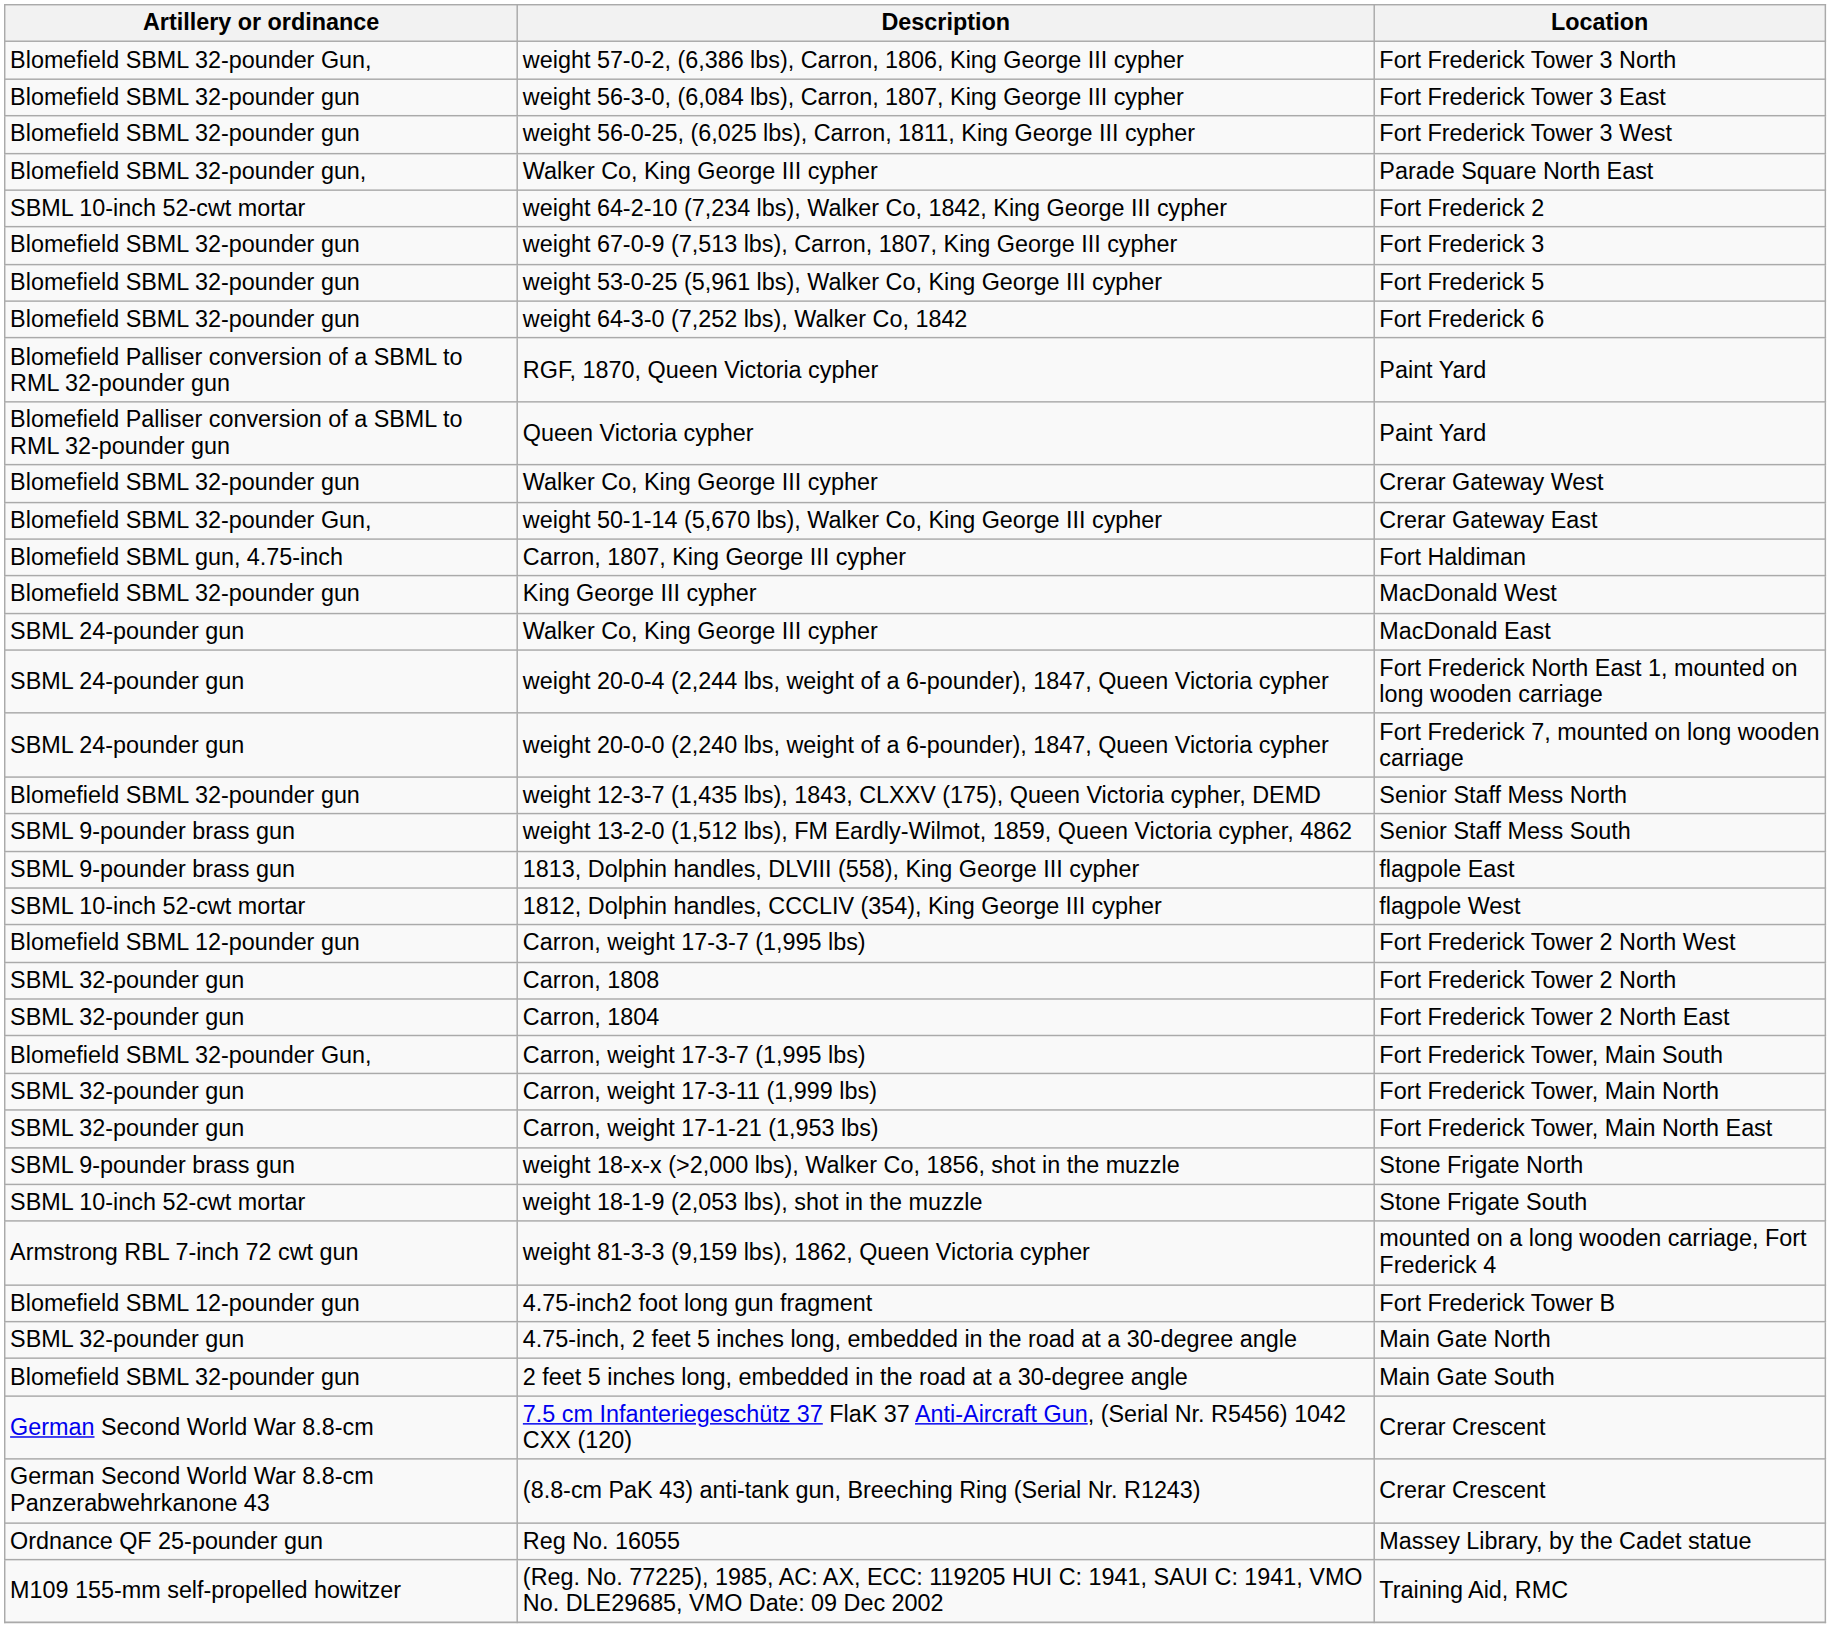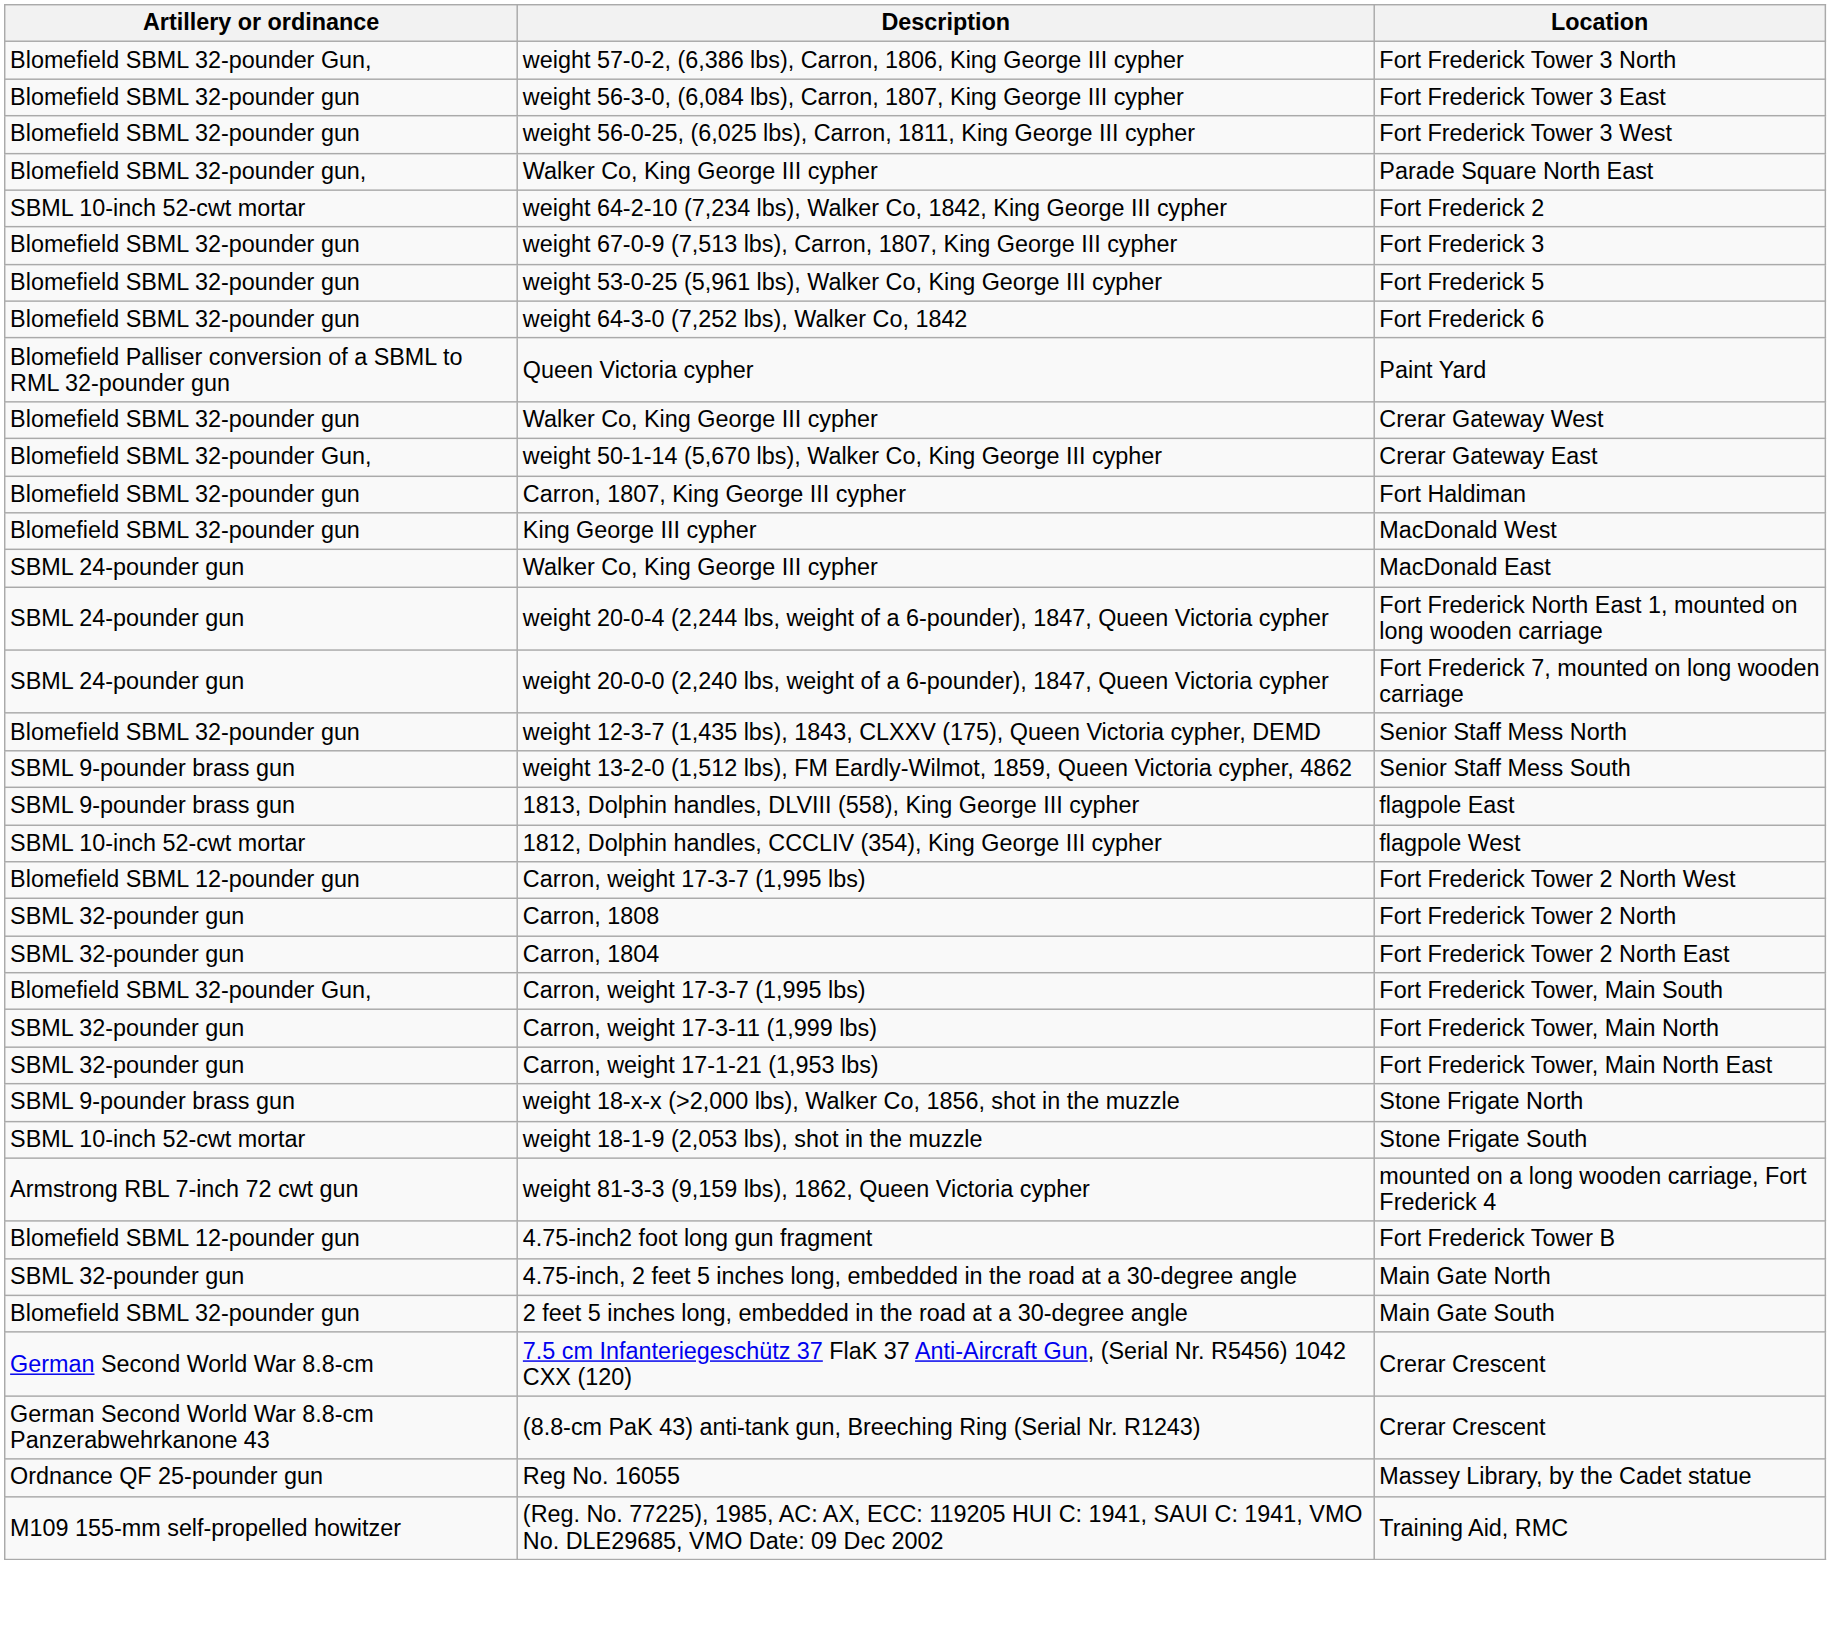- row: (701, 369)
(177, 557) Blomefield SBML gun, 4.75-inch -> (185, 493) Blomefield SBML 32-pounder gun
